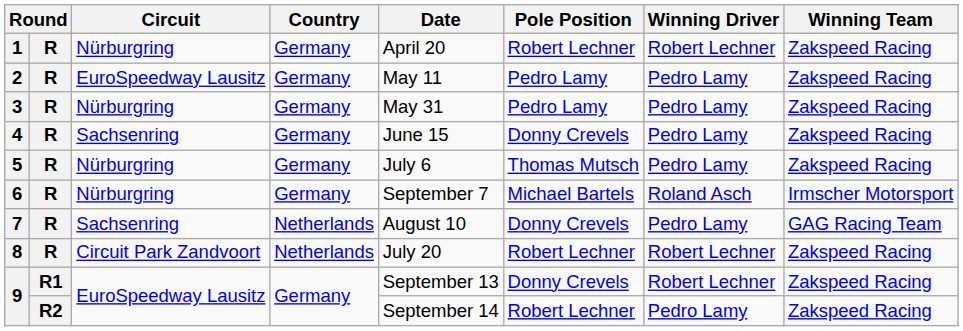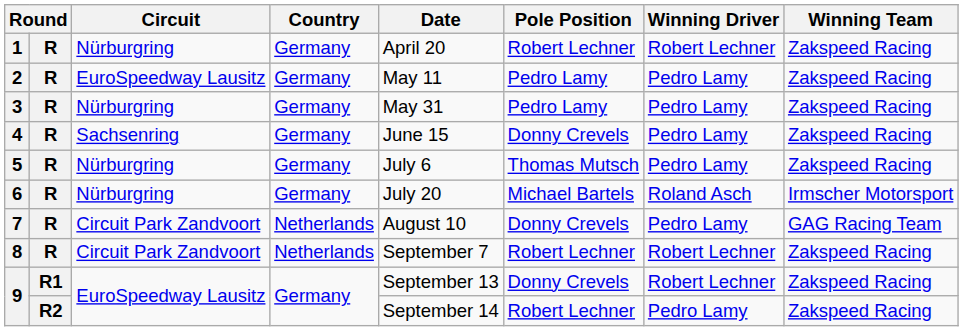(436, 194) September 7 -> (412, 194) July 20
(128, 223) Sachsenring -> (168, 223) Circuit Park Zandvoort
(412, 252) July 20 -> (436, 252) September 7
